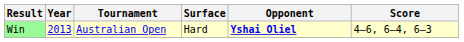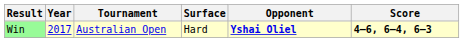(60, 29) 2013 -> (60, 29) 2017
(393, 29) normal -> (393, 29) bold
